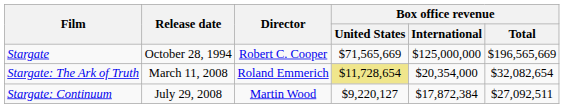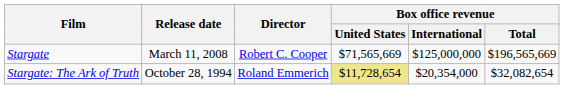(188, 53) October 28, 1994 -> (188, 53) March 11, 2008
(188, 73) March 11, 2008 -> (188, 73) October 28, 1994
- row: (60, 93)
